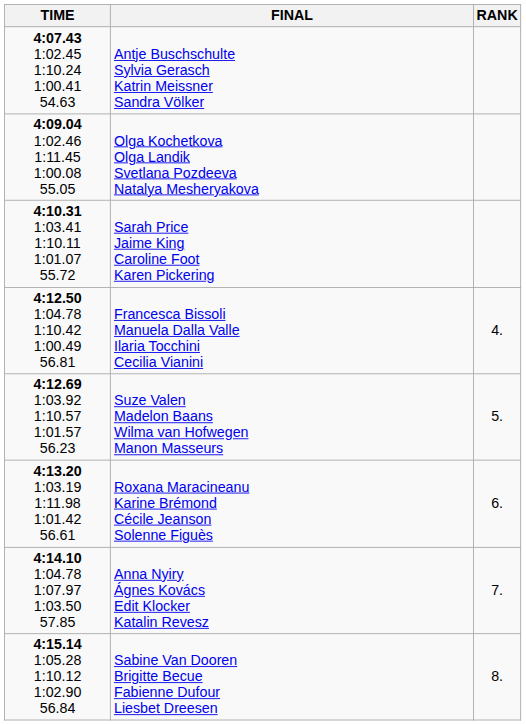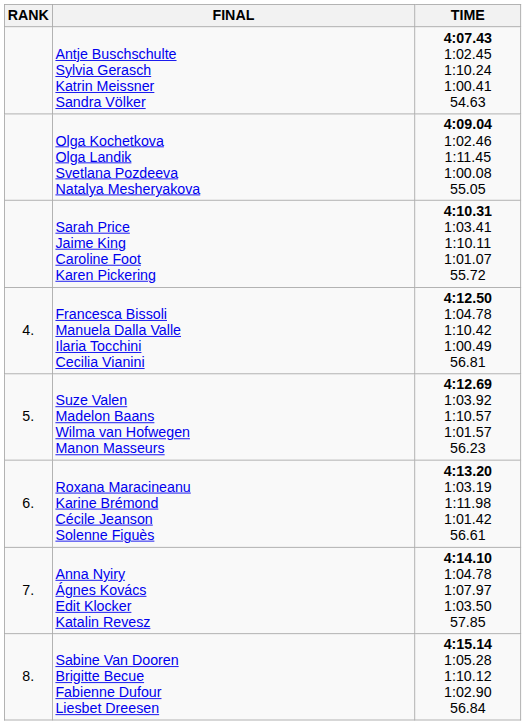columns swapped: (497, 15) <-> (58, 15)
